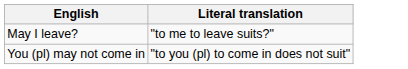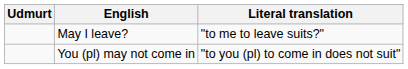+ column: (29, 14)
